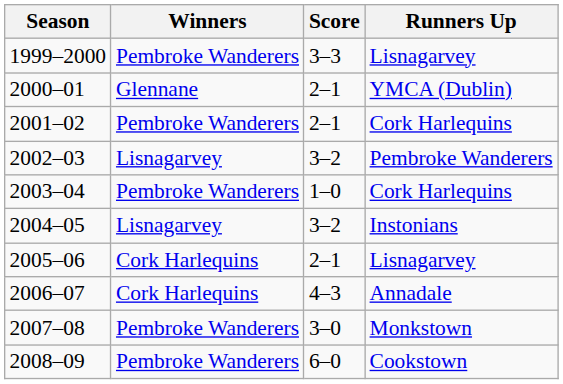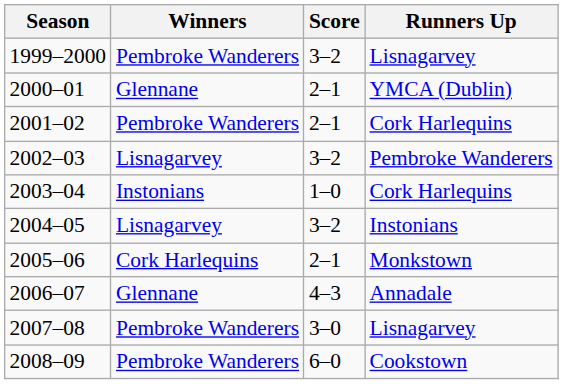(325, 55) 3–3 -> (325, 55) 3–2
(207, 191) Pembroke Wanderers -> (160, 191) Instonians
(423, 259) Lisnagarvey -> (421, 259) Monkstown
(187, 293) Cork Harlequins -> (157, 293) Glennane
(421, 327) Monkstown -> (423, 327) Lisnagarvey
